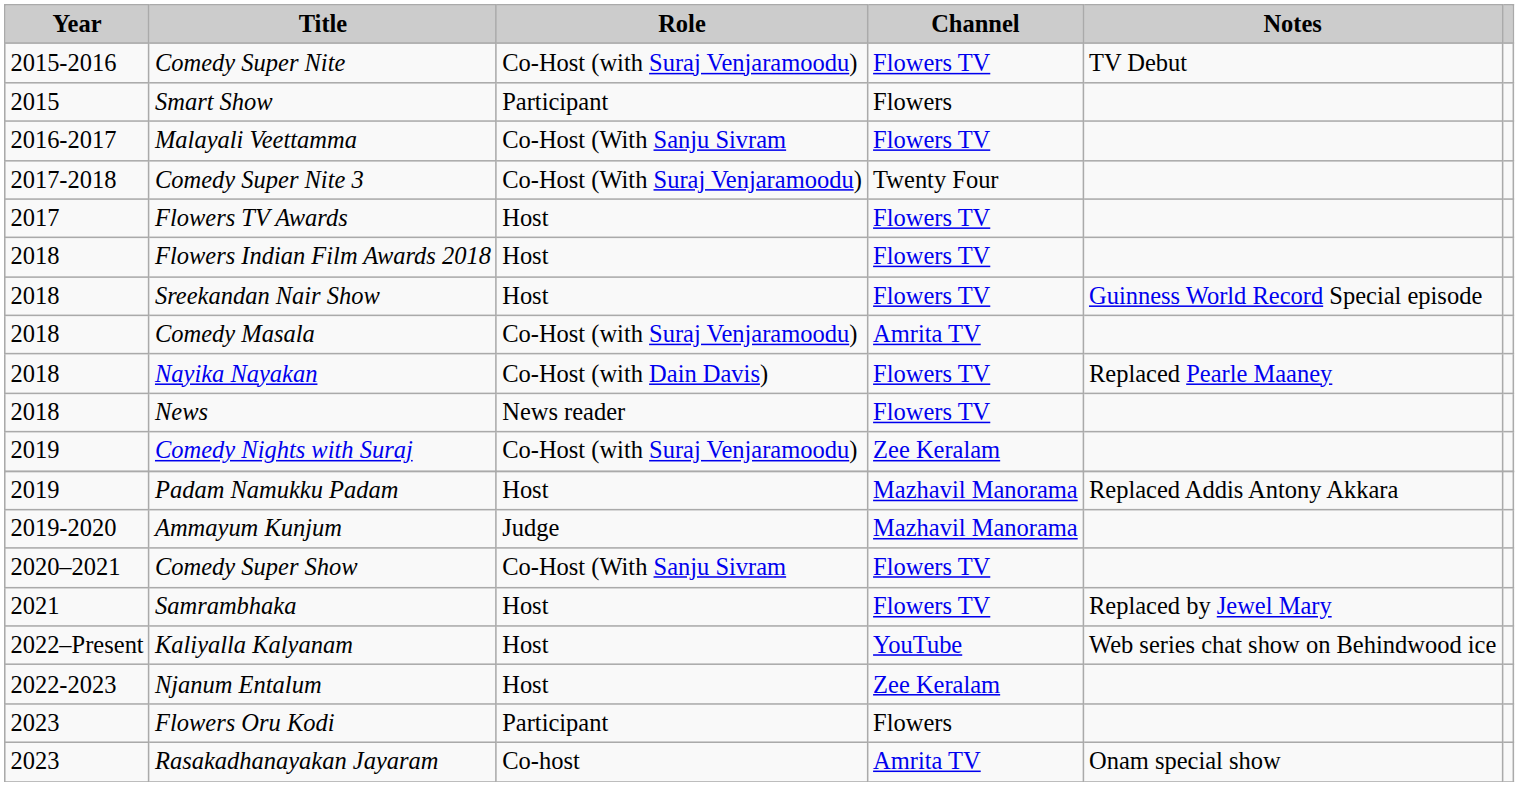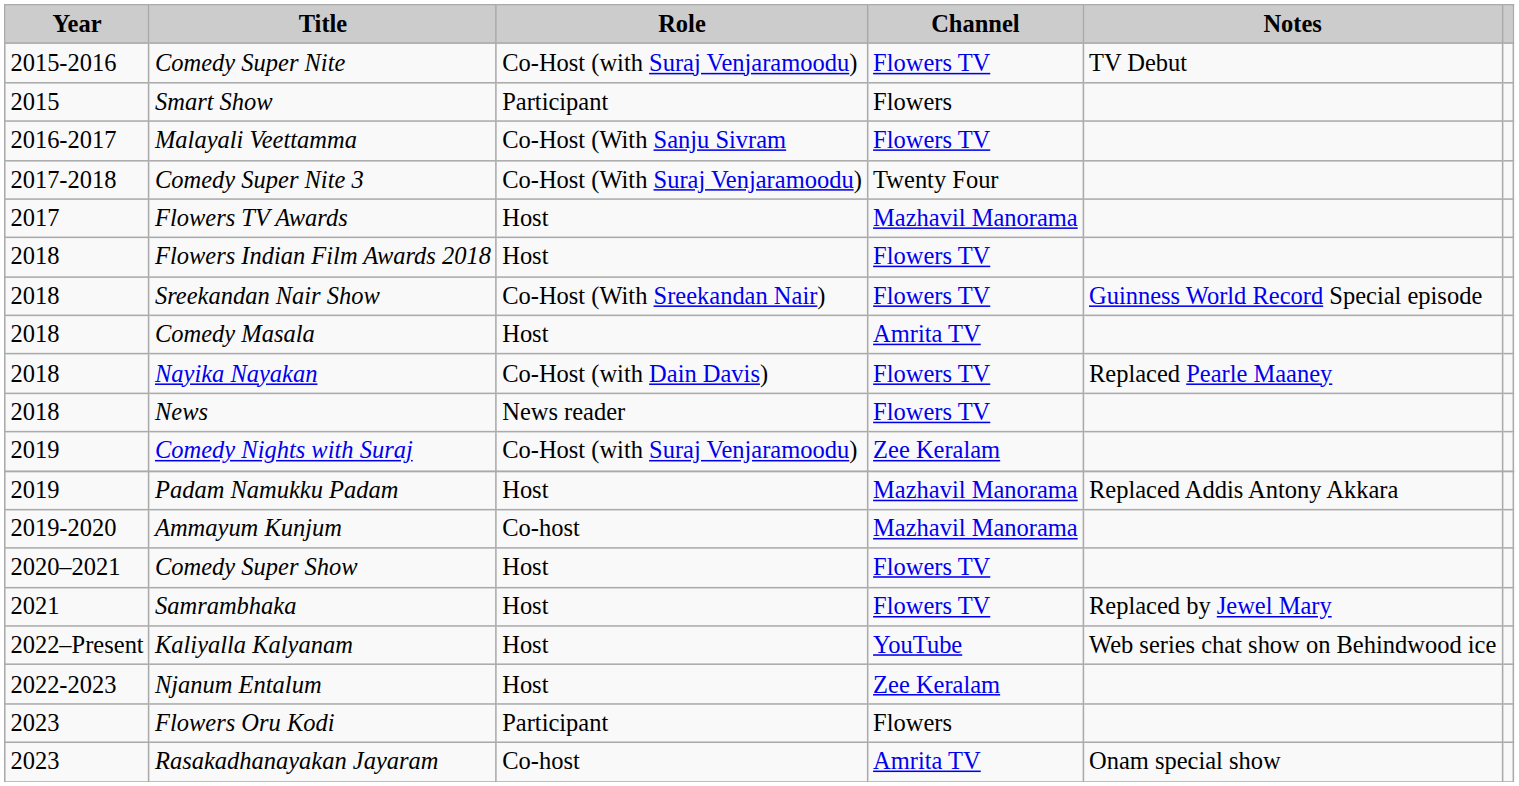(932, 218) Flowers TV -> (975, 218) Mazhavil Manorama
(525, 295) Host -> (664, 295) Co-Host (With Sreekandan Nair)
(680, 334) Co-Host (with Suraj Venjaramoodu) -> (525, 334) Host
(531, 528) Judge -> (541, 528) Co-host
(644, 567) Co-Host (With Sanju Sivram -> (525, 567) Host
